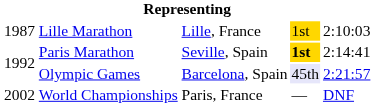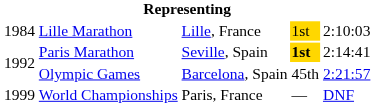(19, 30) 1987 -> (19, 30) 1984
(305, 73) lavender background -> (305, 73) no background
(19, 95) 2002 -> (19, 95) 1999
